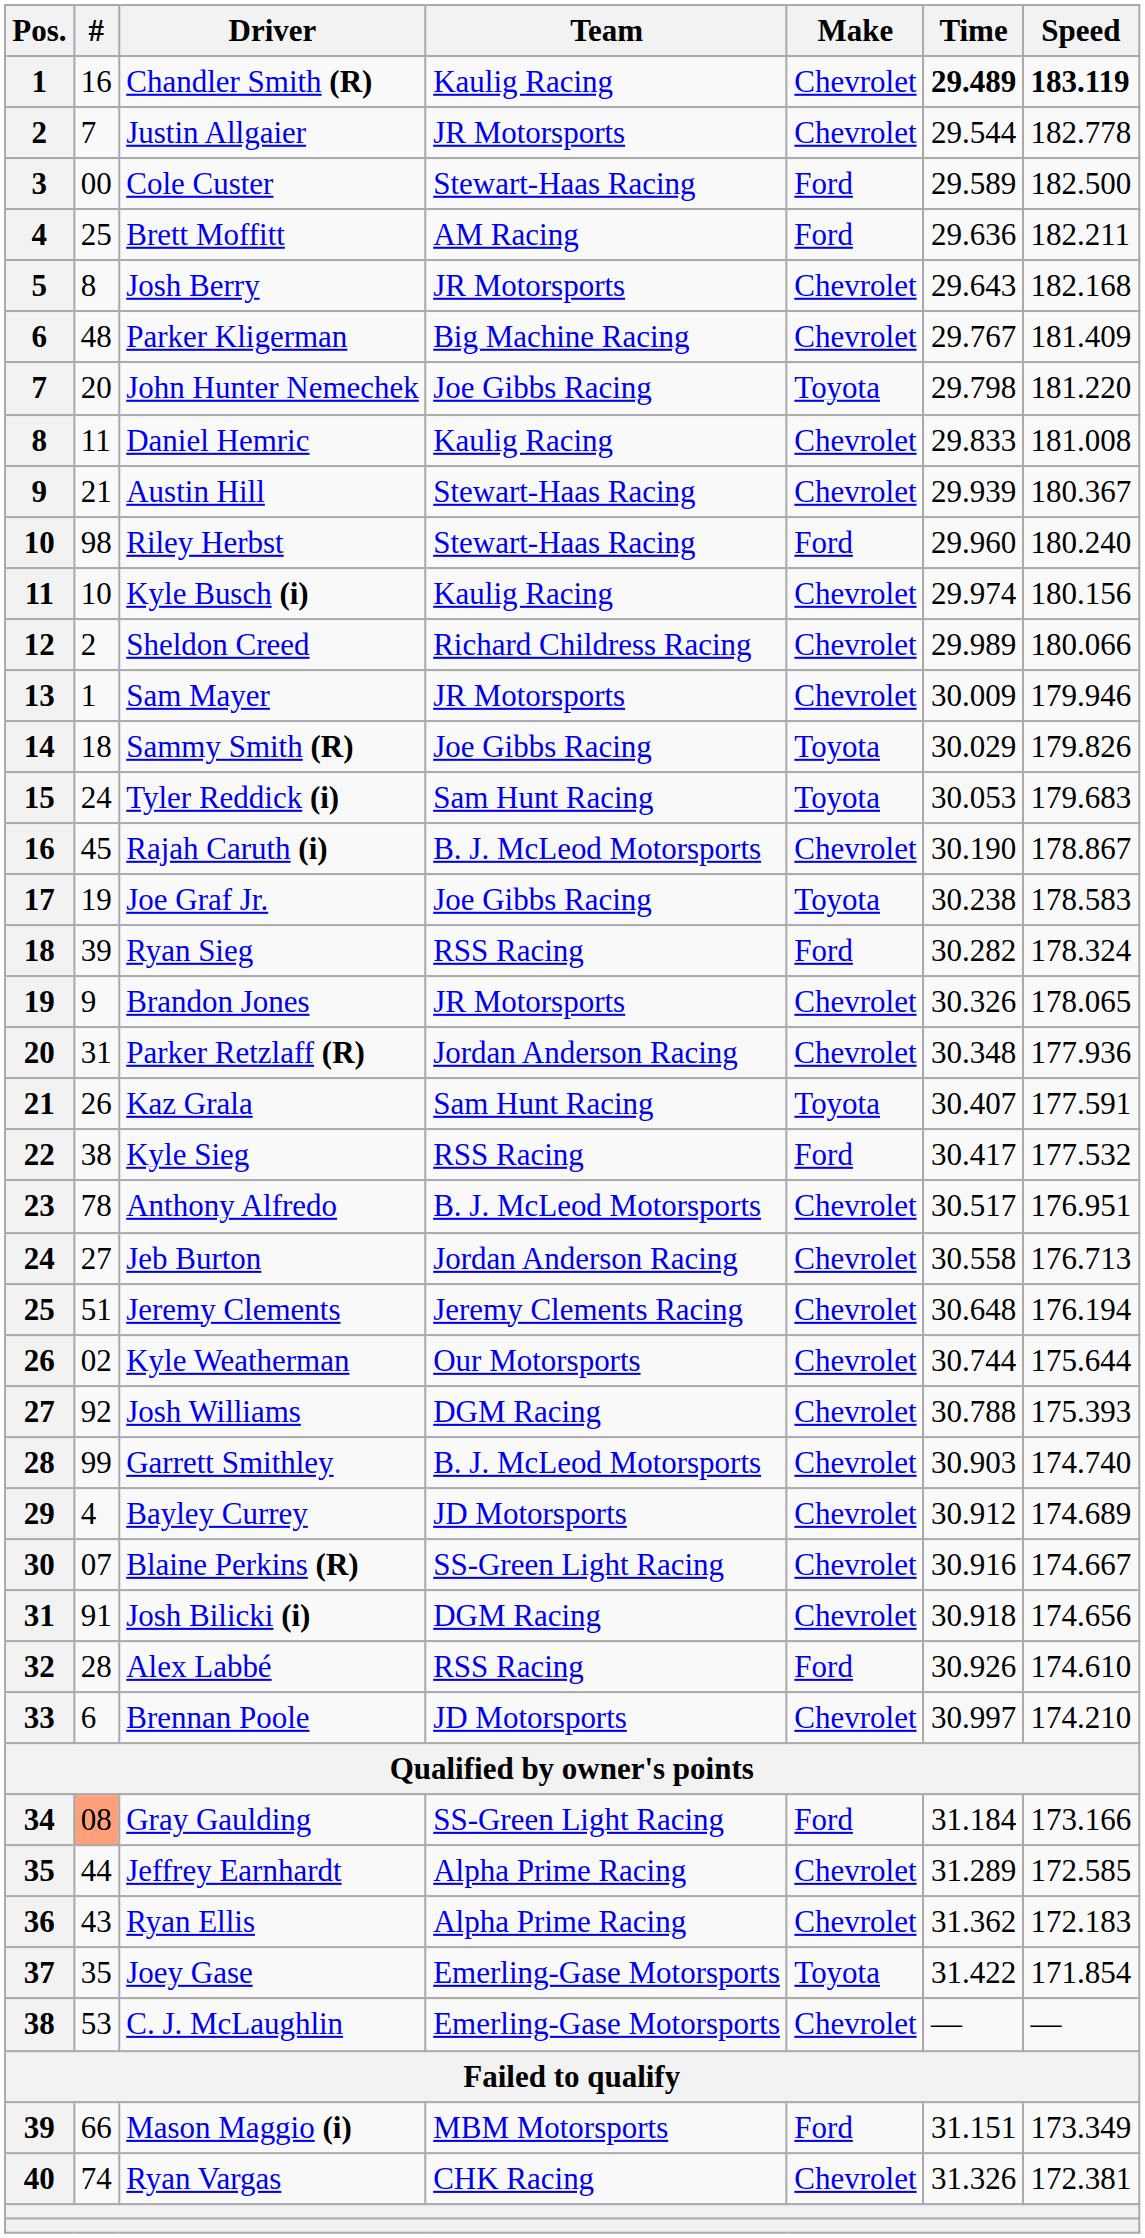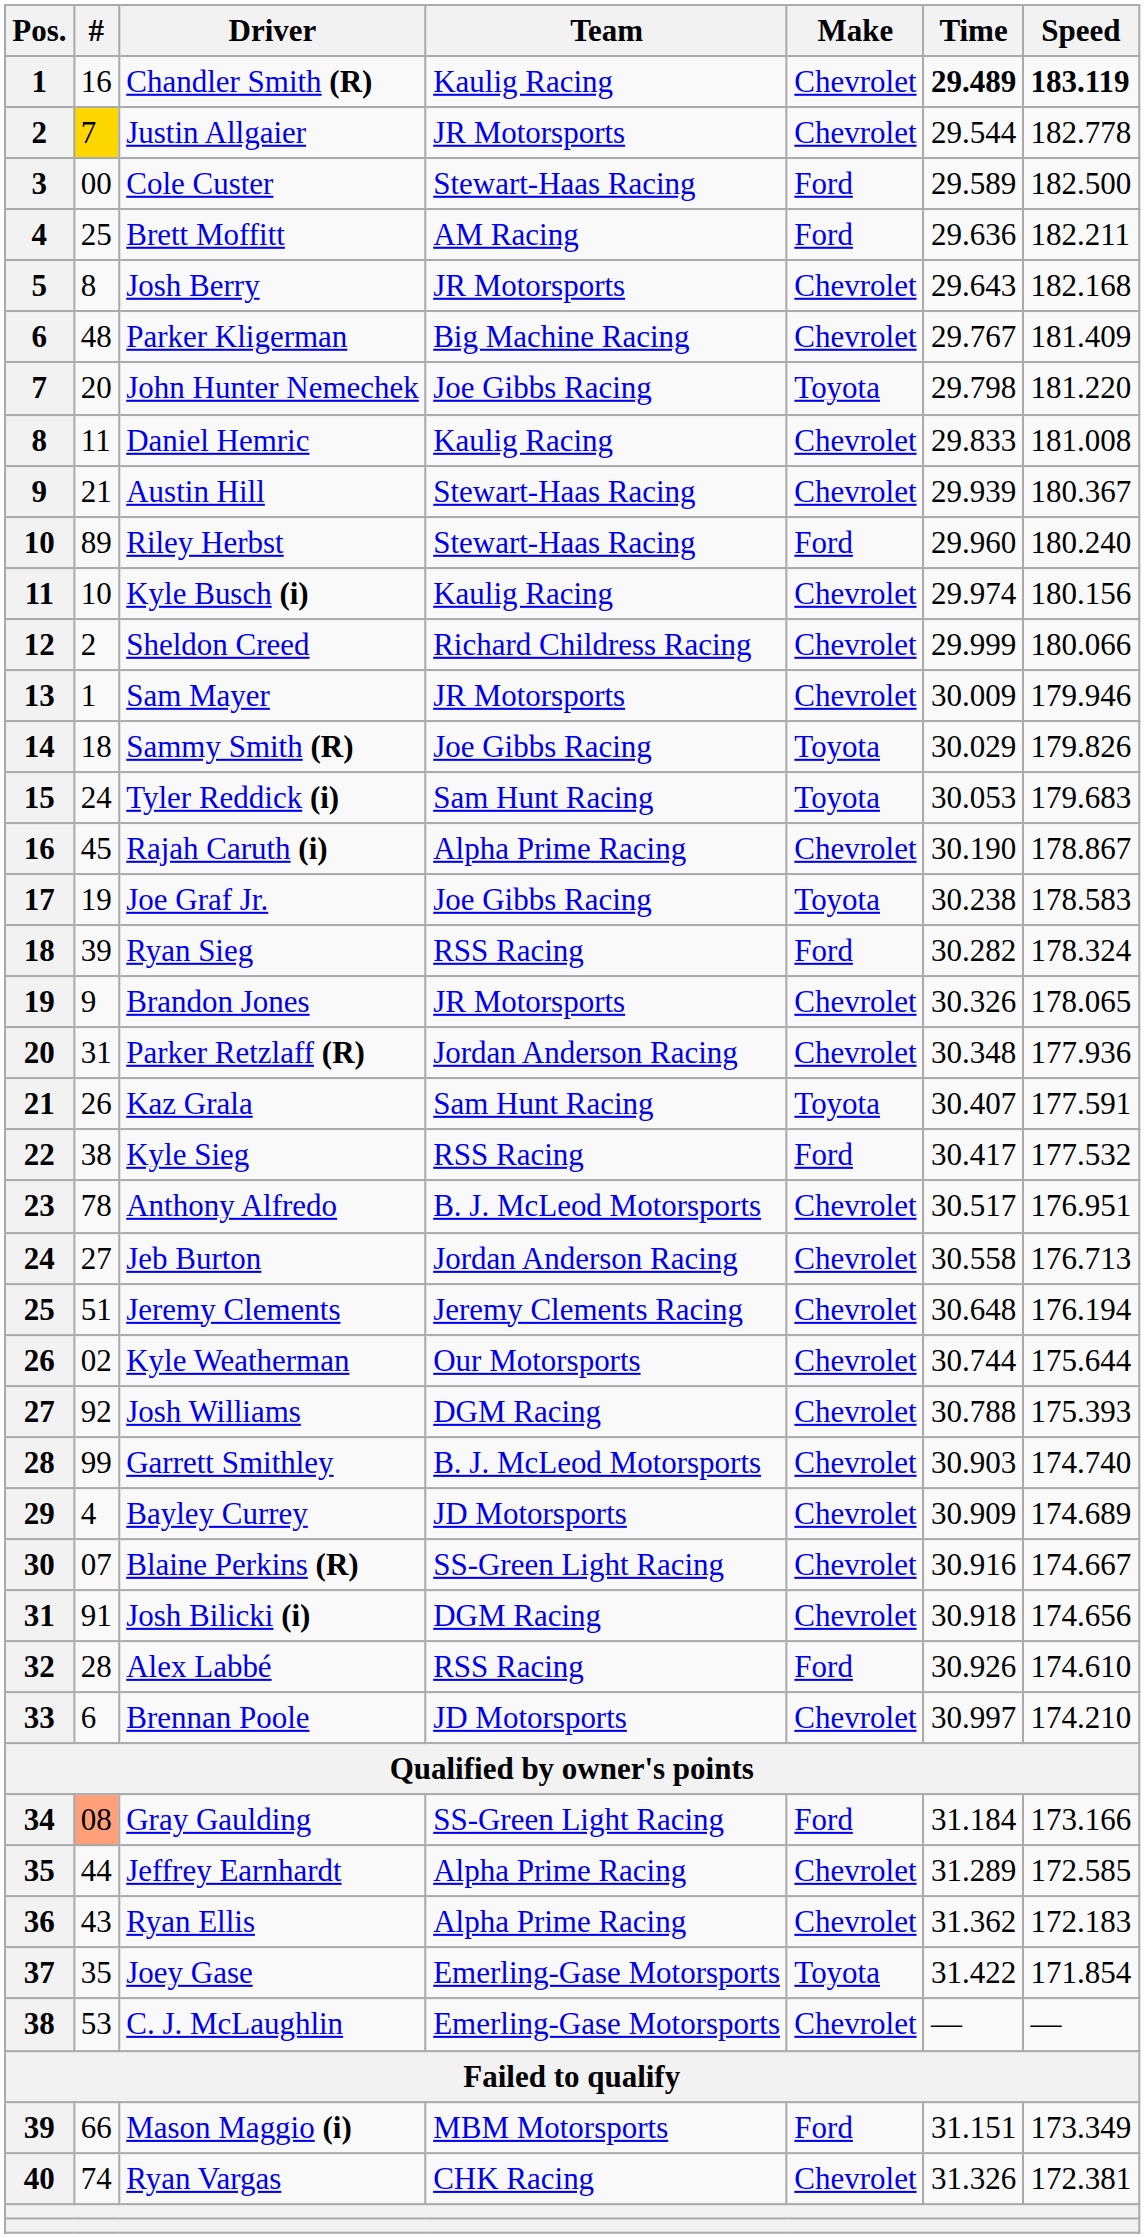(89, 132) no background -> (89, 132) gold background
(96, 541) 98 -> (96, 541) 89
(974, 643) 29.989 -> (974, 643) 29.999
(597, 848) B. J. McLeod Motorsports -> (560, 848) Alpha Prime Racing
(974, 1512) 30.912 -> (974, 1512) 30.909
